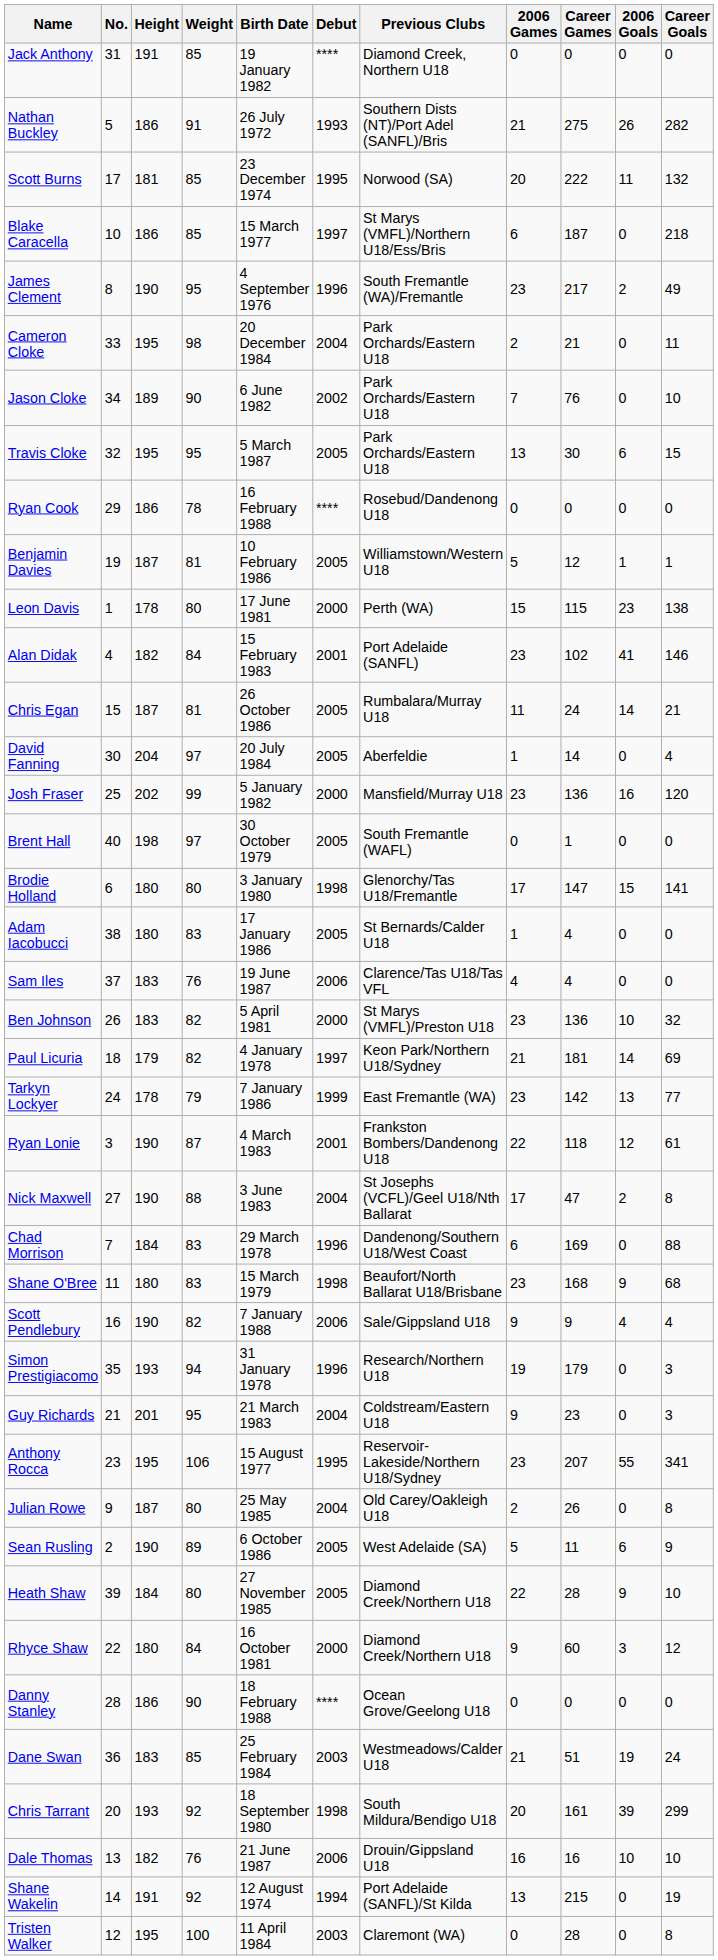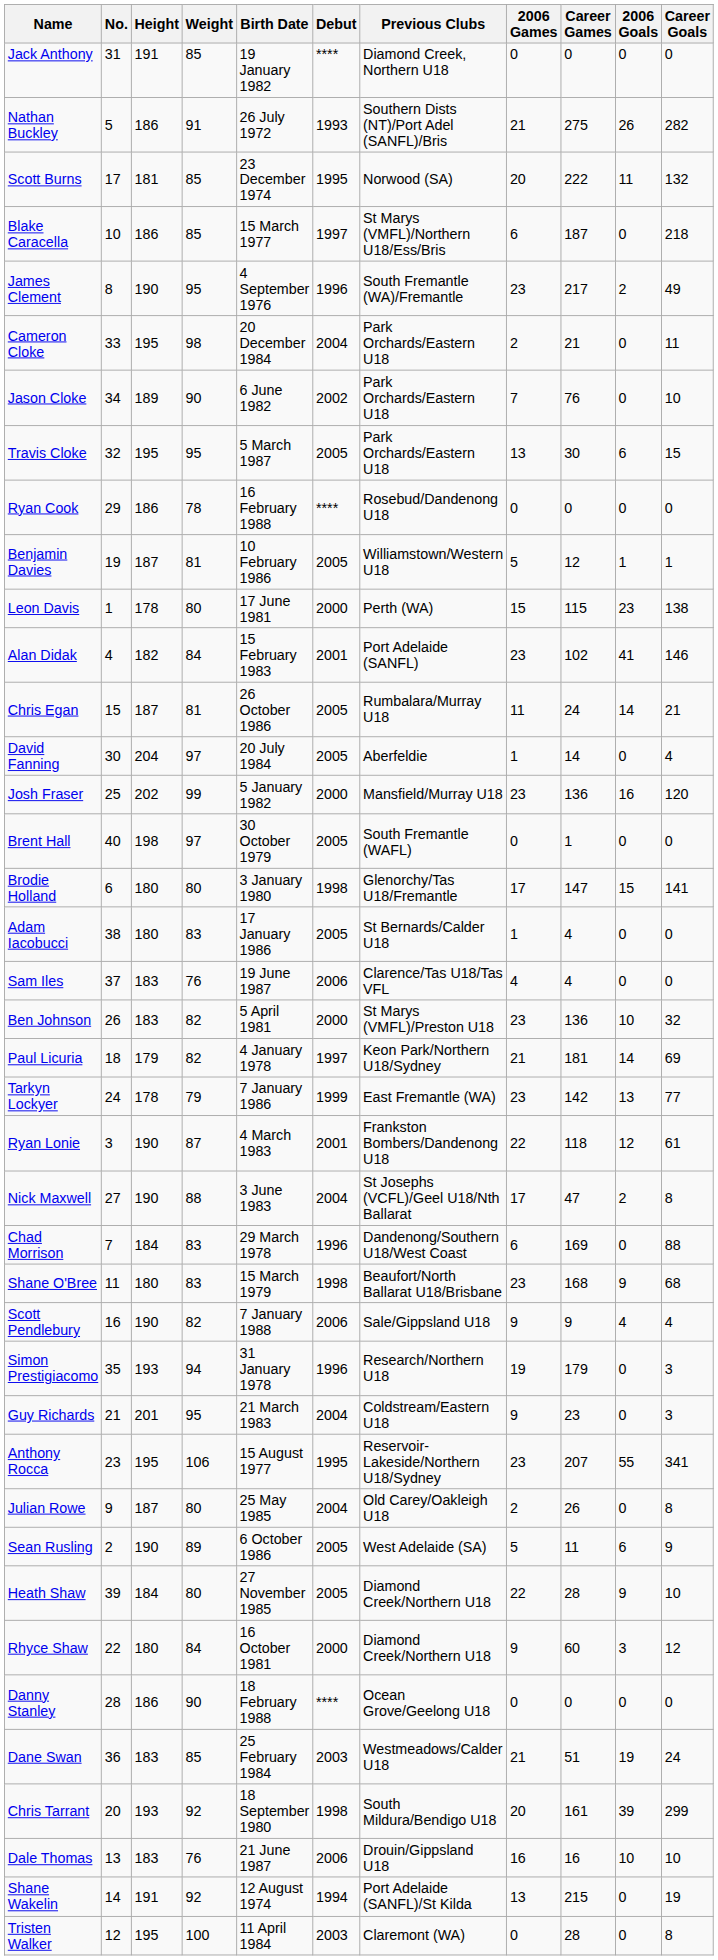(146, 1858) 182 -> (146, 1858) 183
